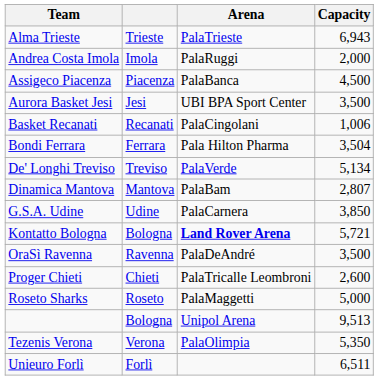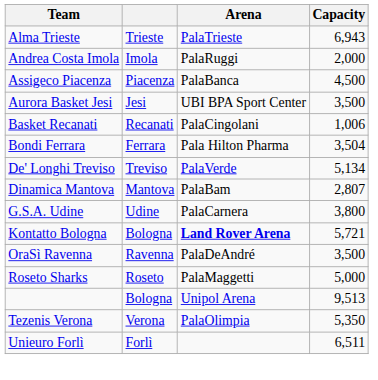(355, 211) 3,850 -> (350, 211) 3,800
- row: (45, 277)
